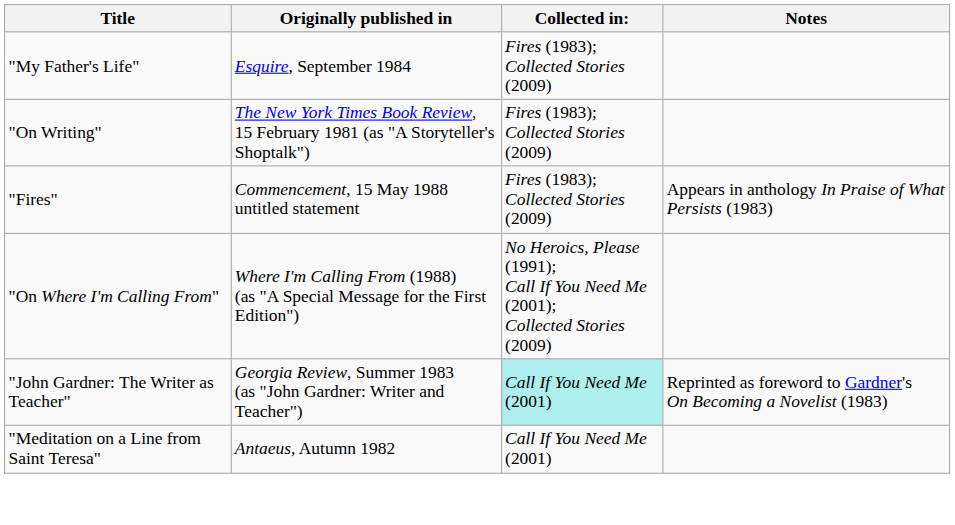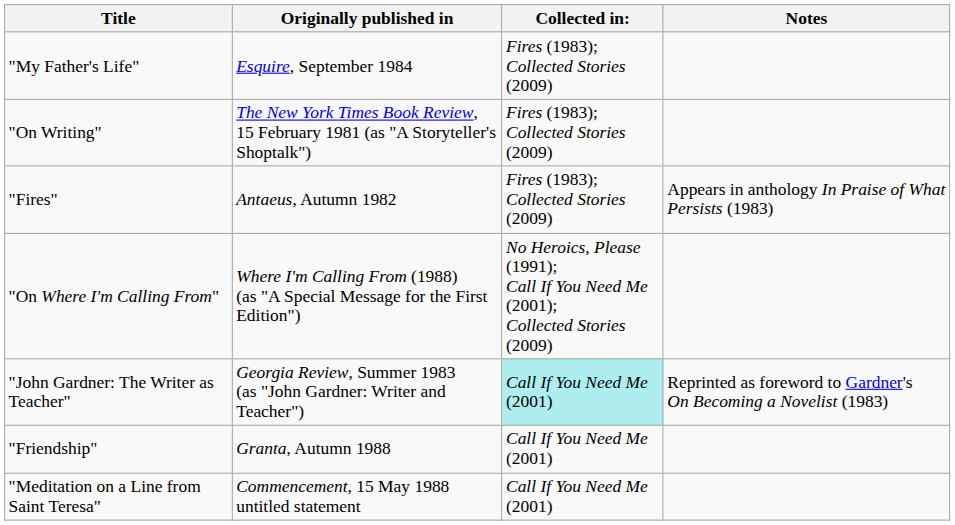(341, 199) Commencement, 15 May 1988 untitled statement -> (316, 199) Antaeus, Autumn 1982
+ row: (53, 449)
(315, 449) Antaeus, Autumn 1982 -> (343, 496) Commencement, 15 May 1988 untitled statement
